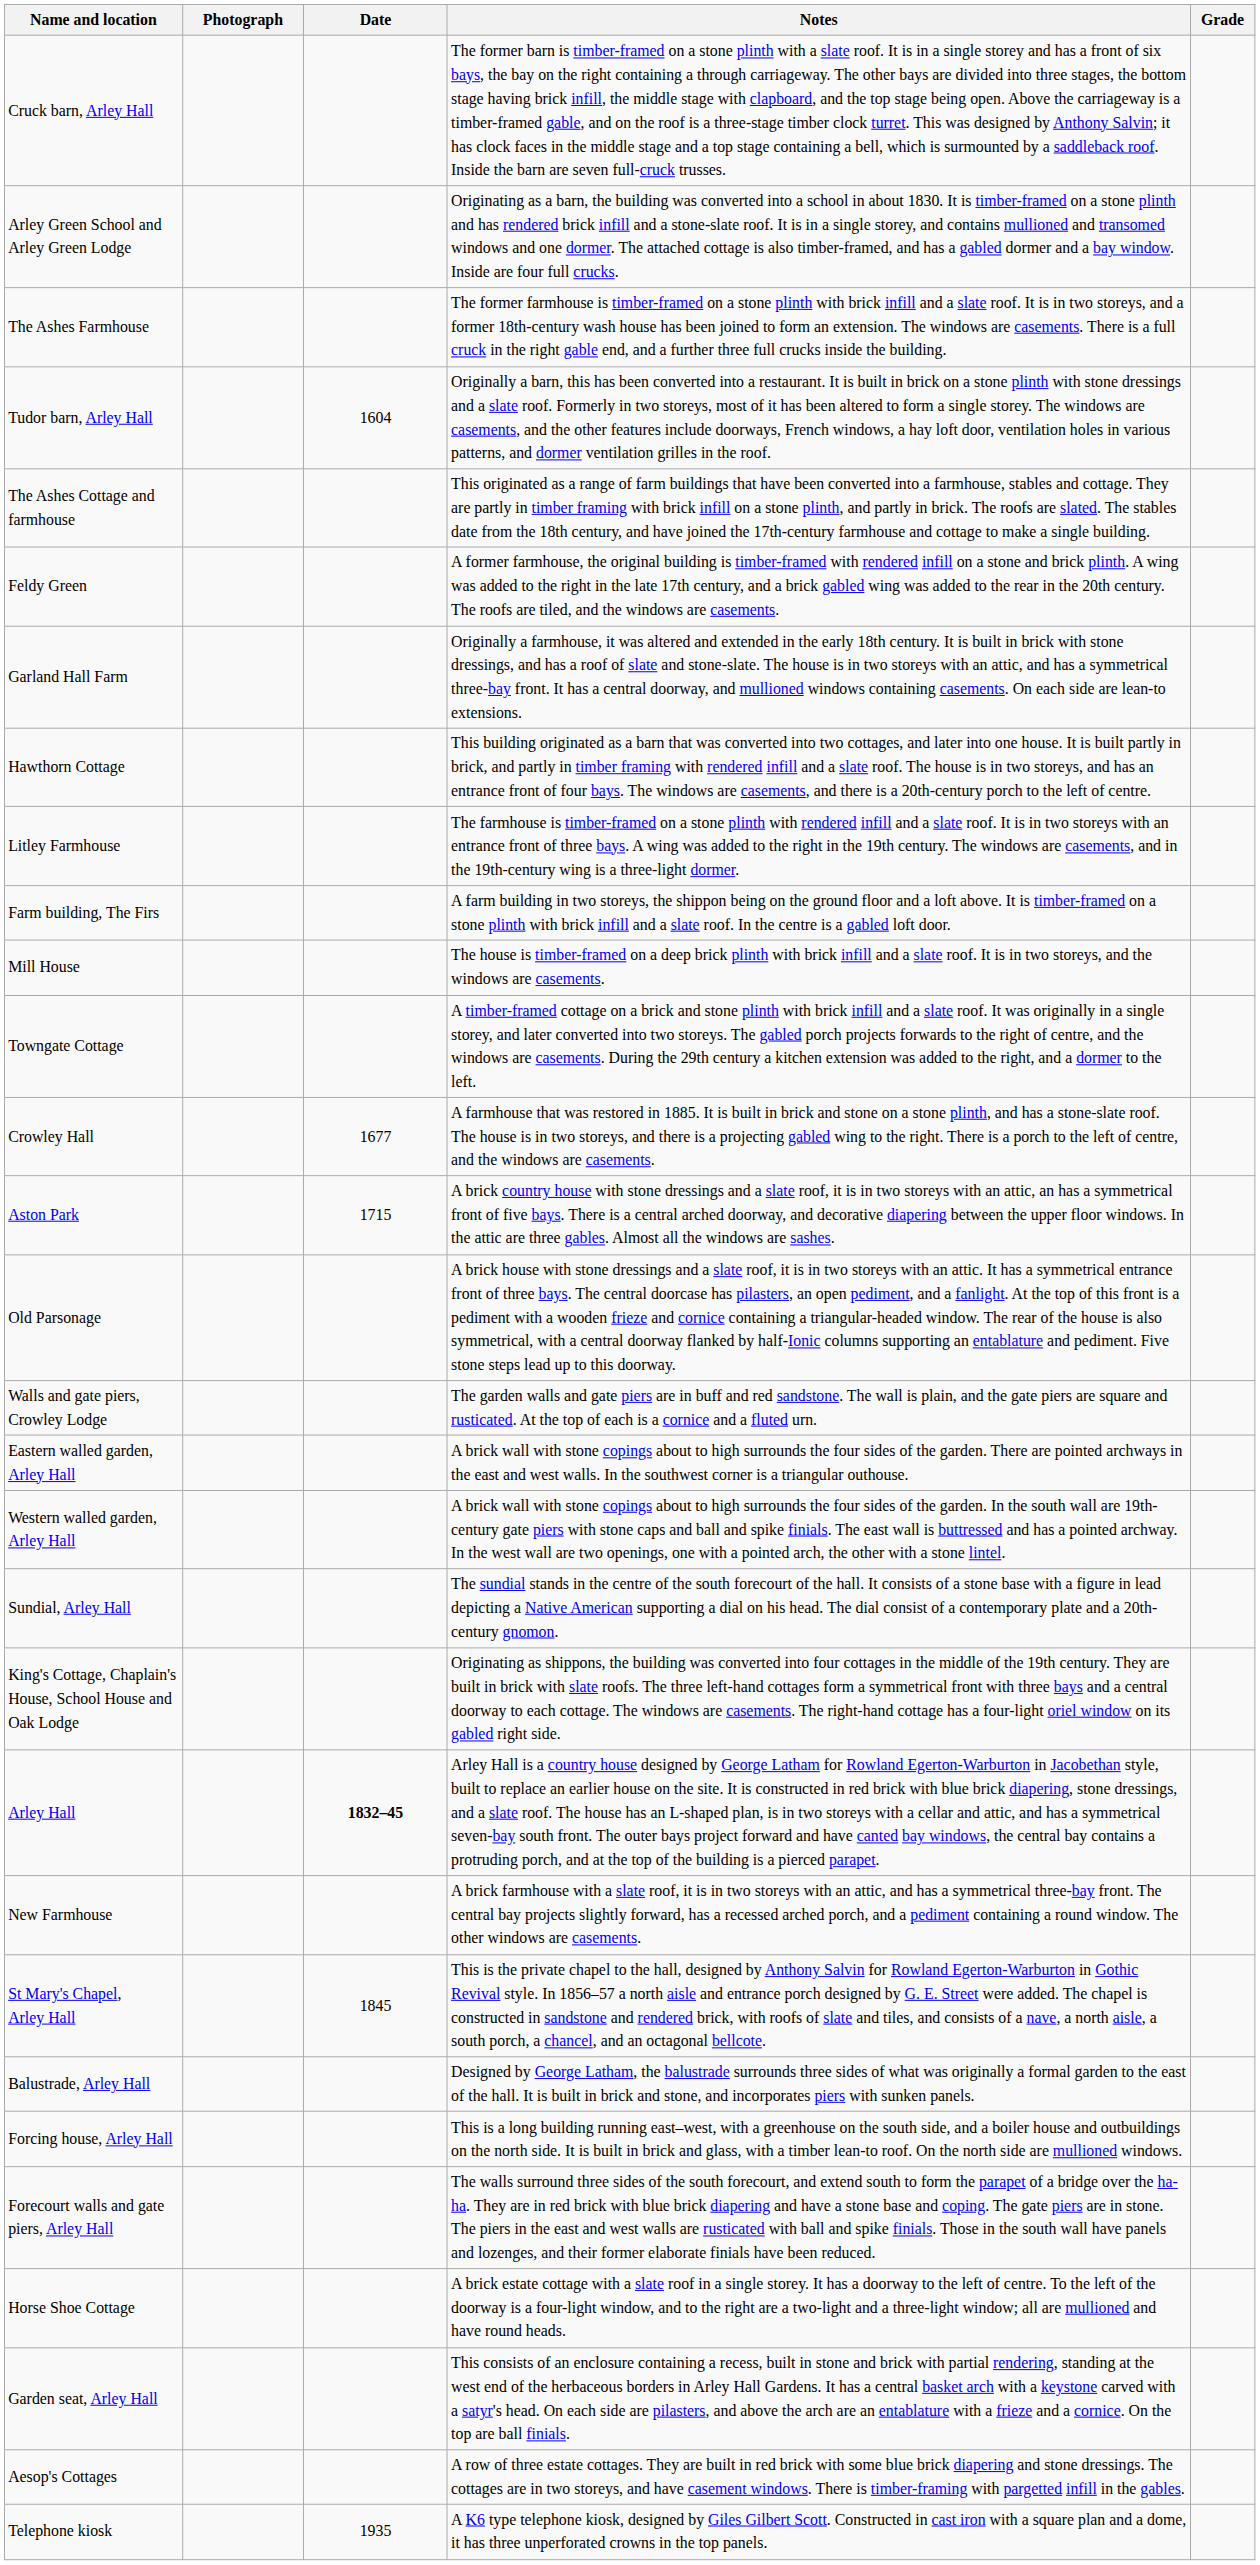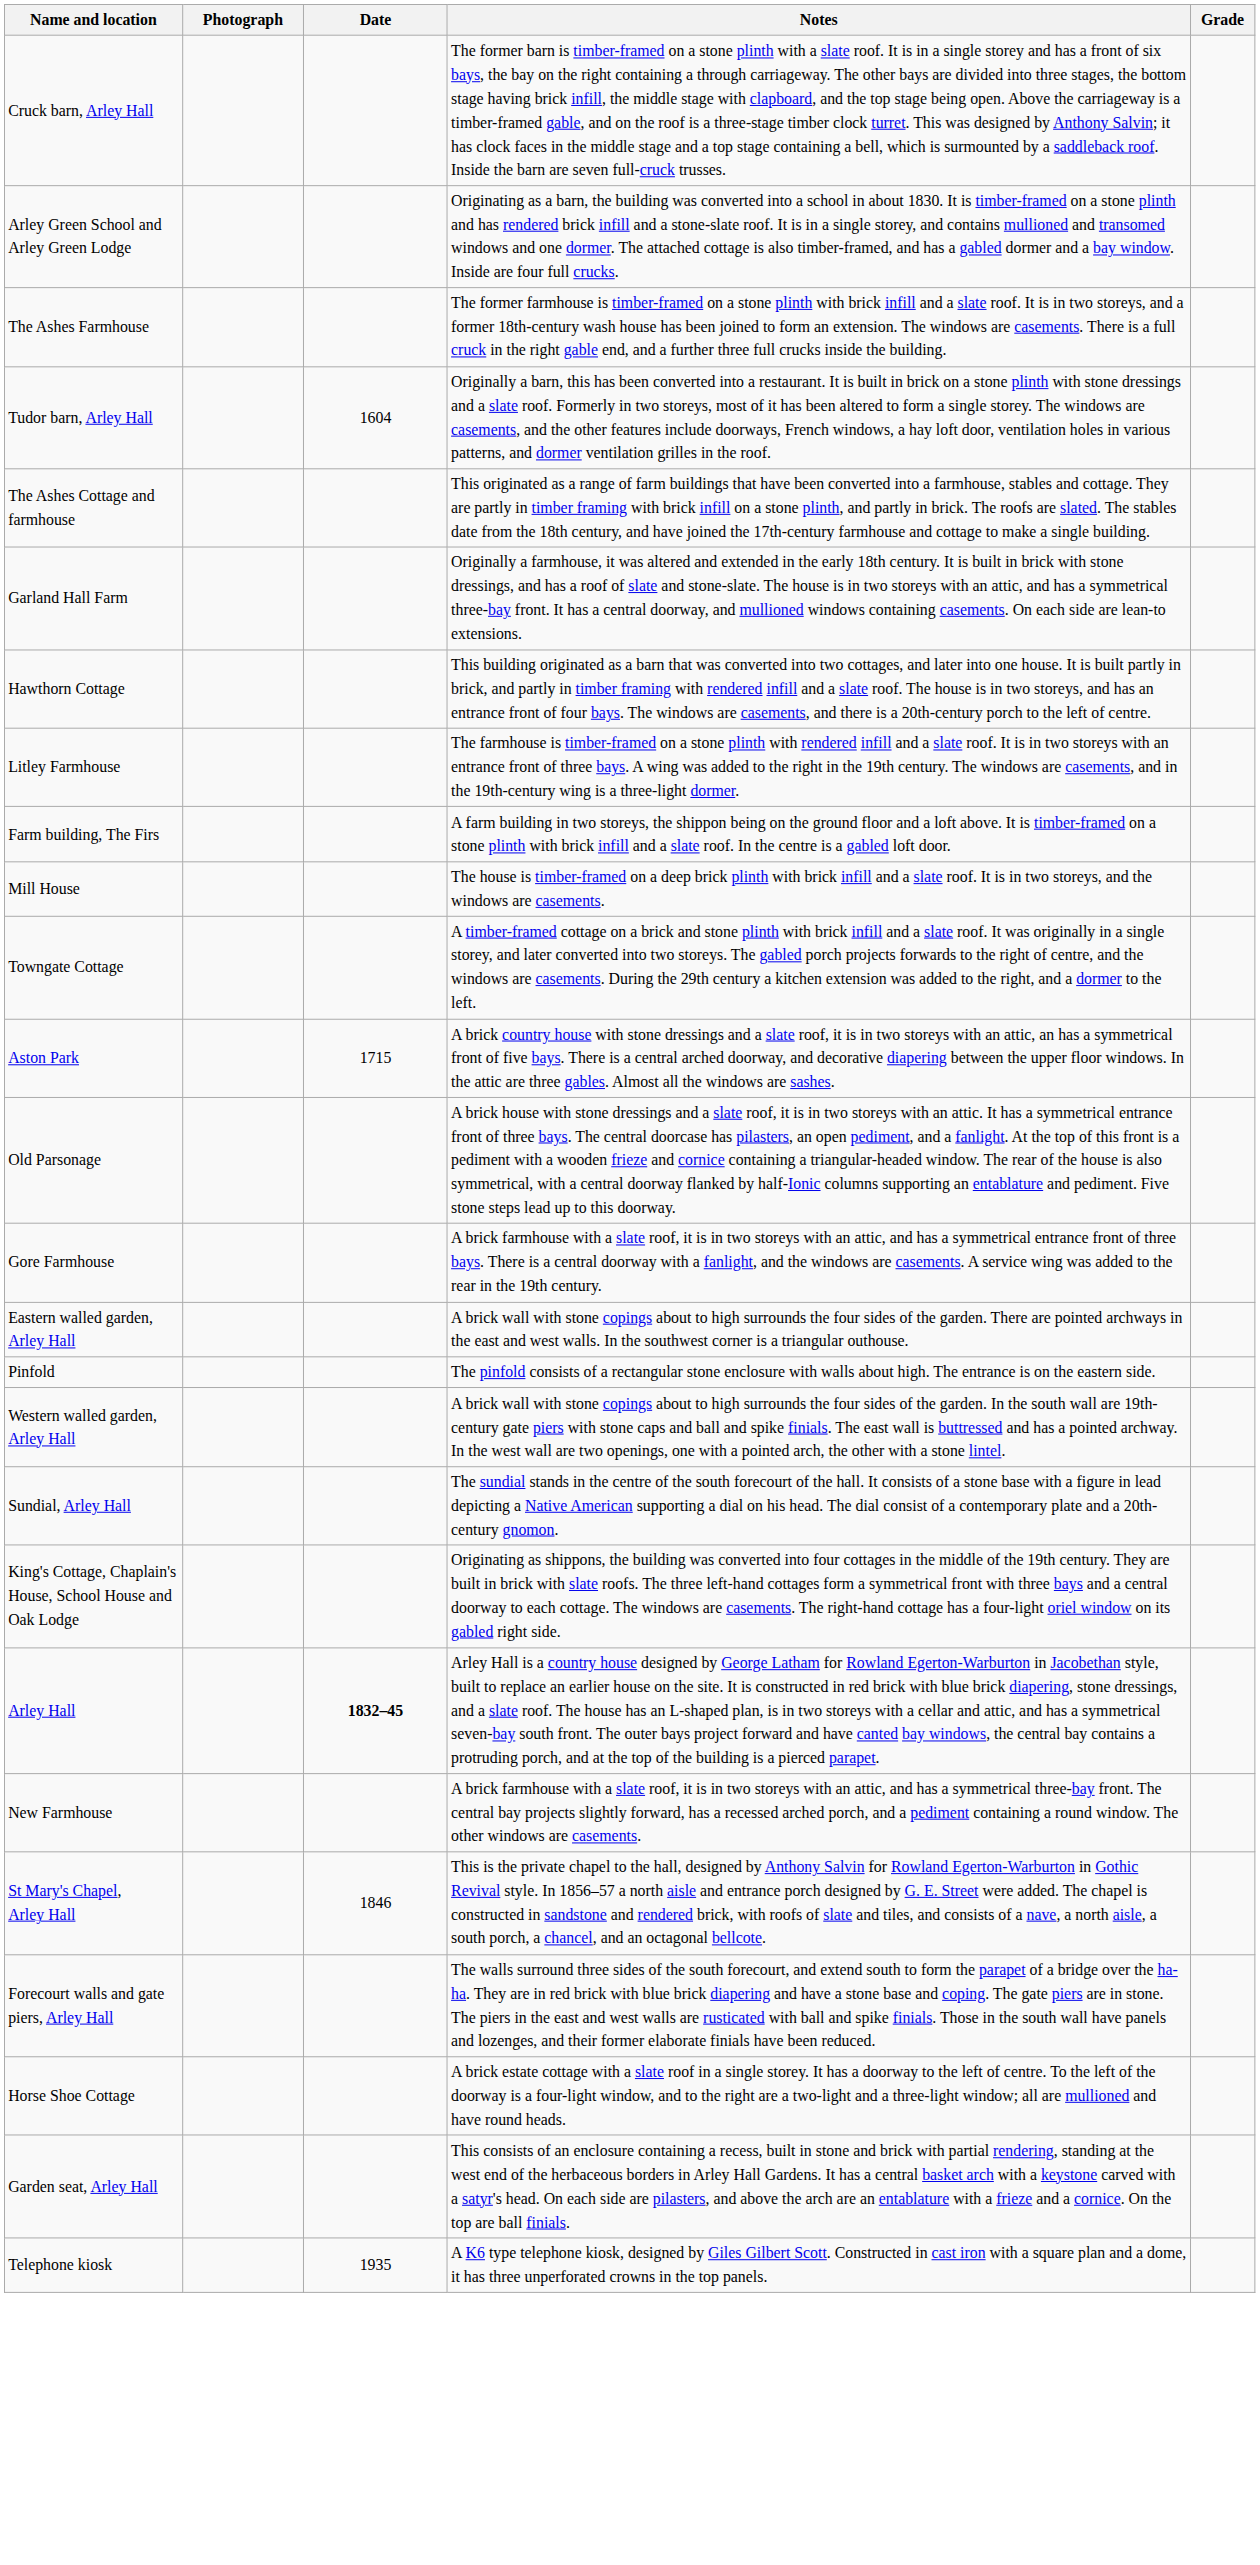- row: (48, 586)
- row: (51, 1136)
- row: (74, 1408)
+ row: (61, 1262)
+ row: (31, 1372)
(375, 2005) 1845 -> (375, 1903) 1846
- row: (79, 2084)
- row: (90, 2139)
- row: (63, 2477)
